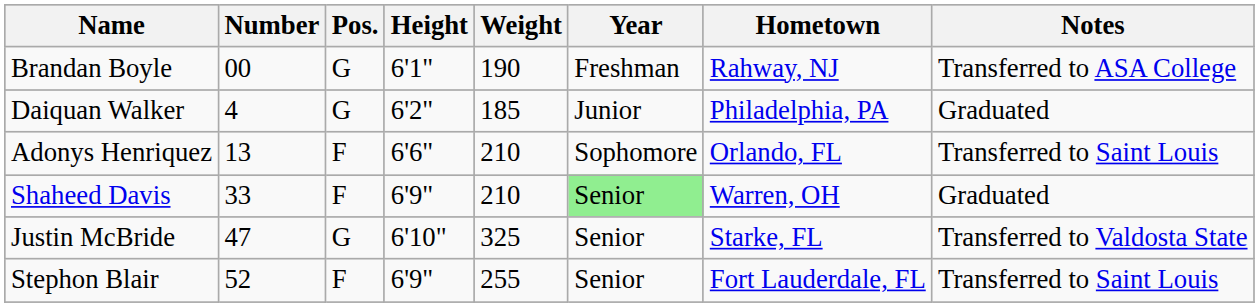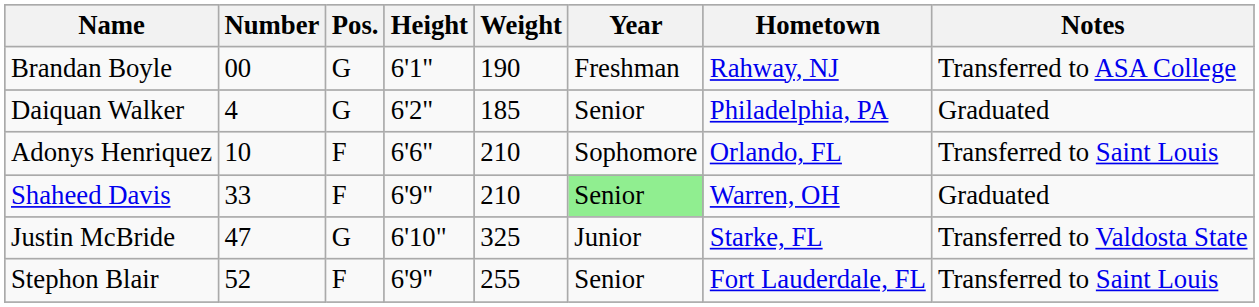(608, 110) Junior -> (609, 110) Senior
(238, 152) 13 -> (238, 152) 10
(609, 237) Senior -> (608, 237) Junior
